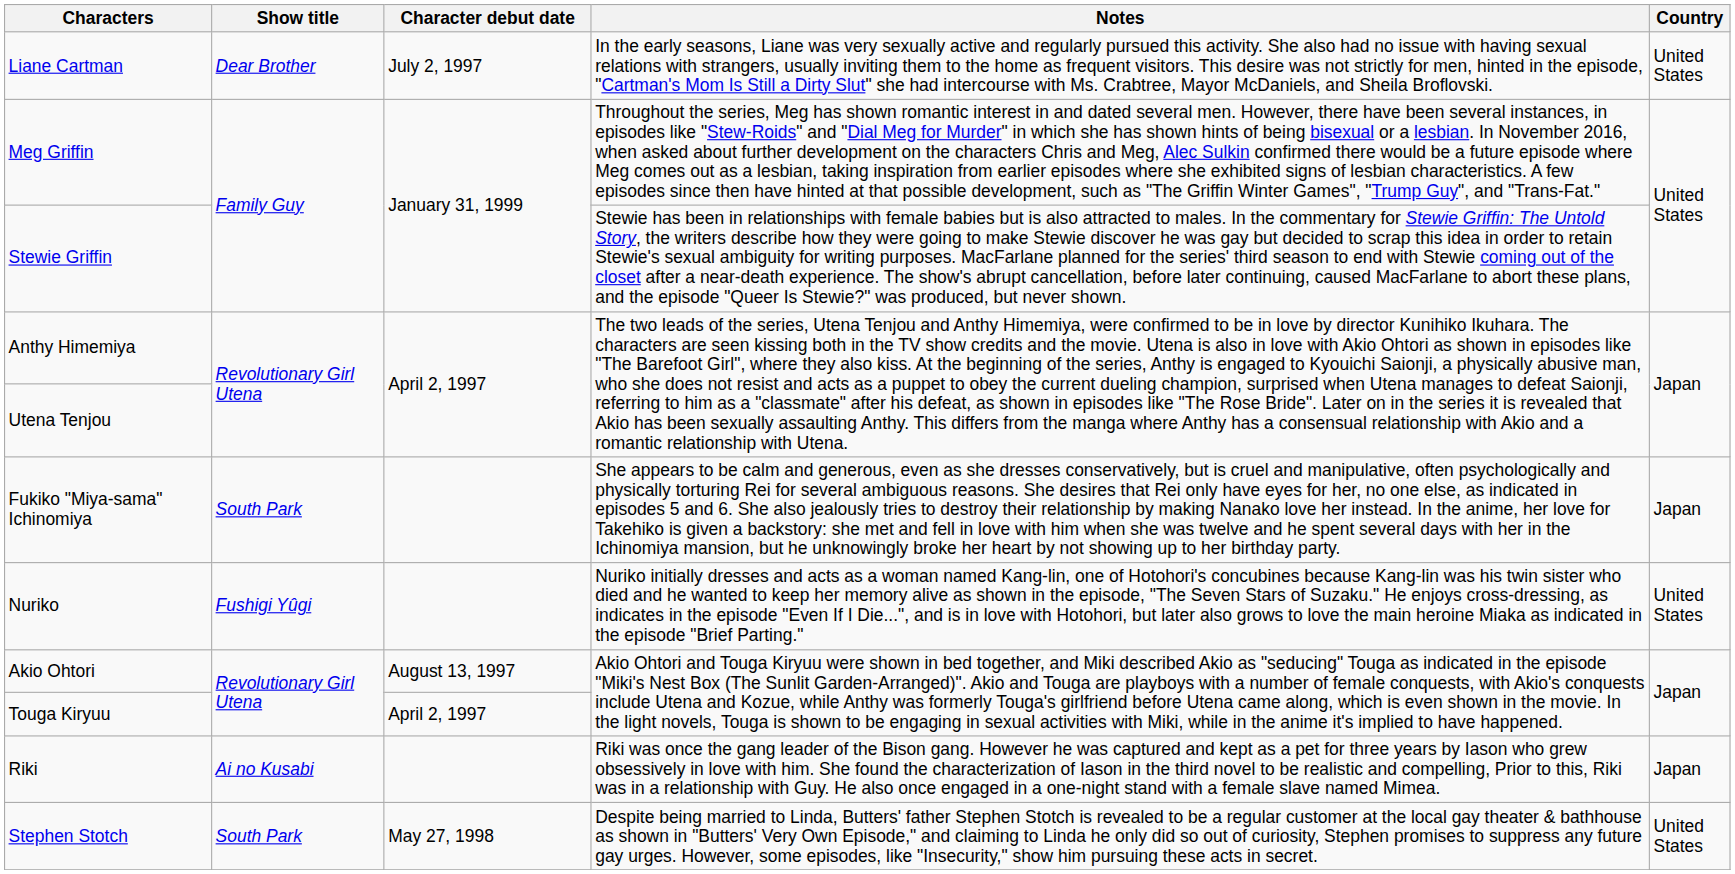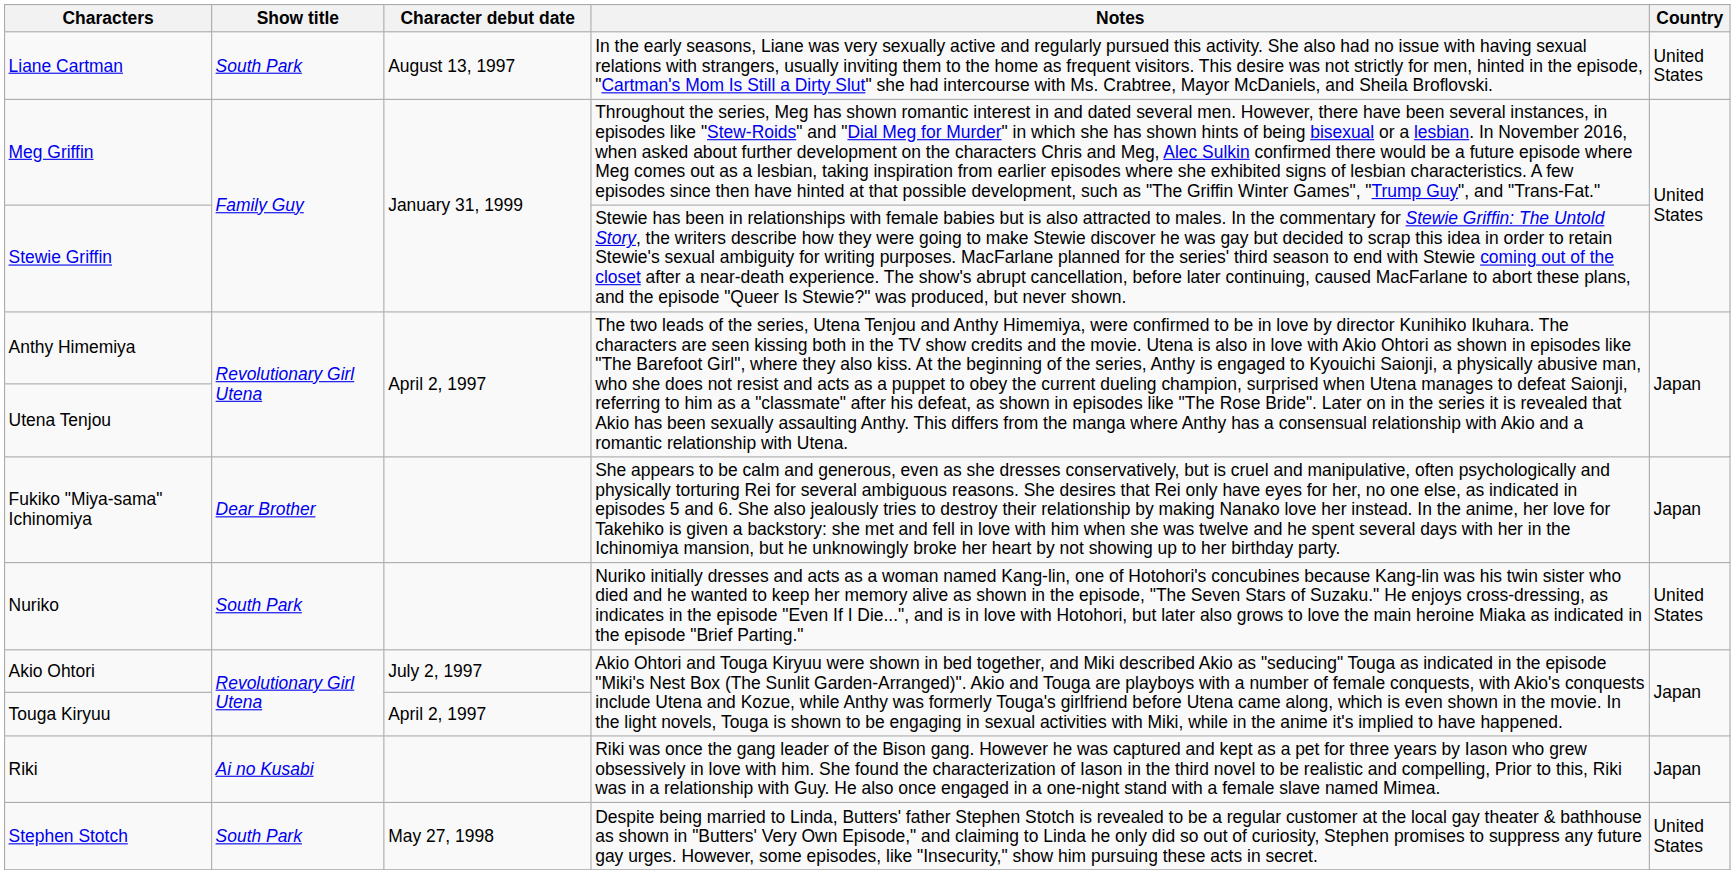(266, 65) Dear Brother -> (259, 65) South Park
(435, 65) July 2, 1997 -> (452, 65) August 13, 1997
(259, 509) South Park -> (266, 509) Dear Brother
(263, 606) Fushigi Yûgi -> (259, 606) South Park
(452, 671) August 13, 1997 -> (435, 671) July 2, 1997
